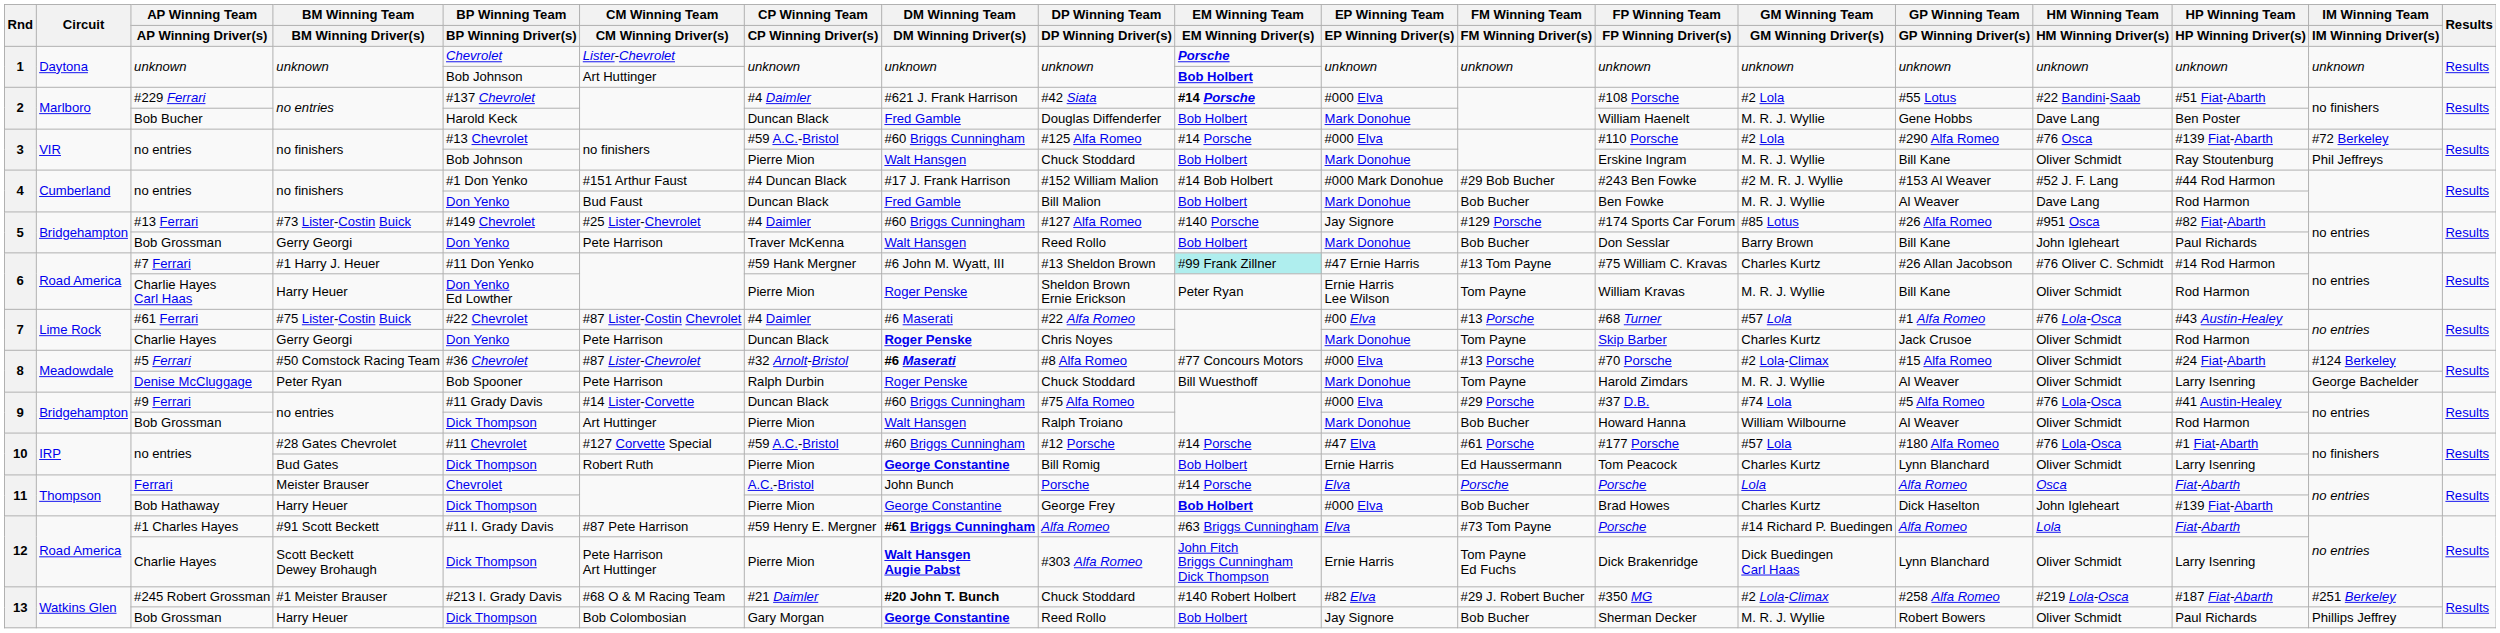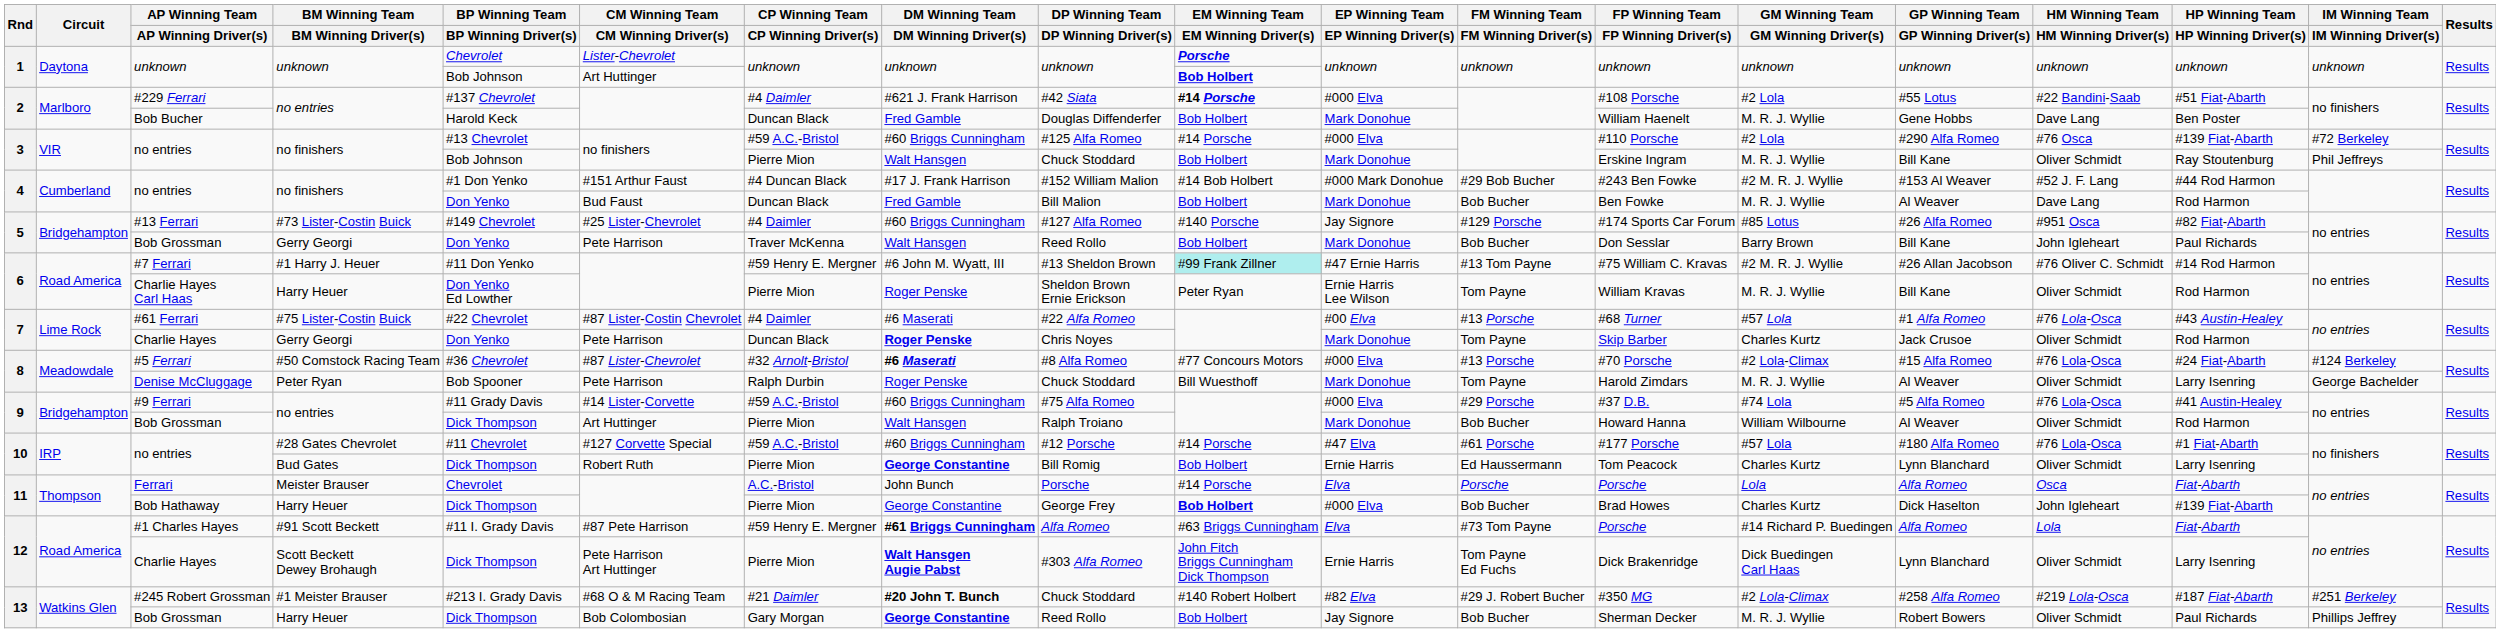(802, 264) #59 Hank Mergner -> (812, 264) #59 Henry E. Mergner
(1781, 264) Charles Kurtz -> (1792, 264) #2 M. R. J. Wyllie
(2079, 361) Oliver Schmidt -> (2079, 361) #76 Lola-Osca
(788, 402) Duncan Black -> (793, 402) #59 A.C.-Bristol
